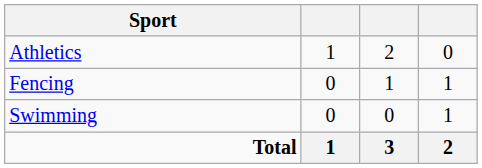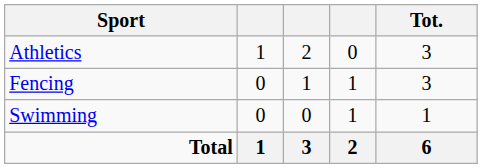+ column: (426, 20)
